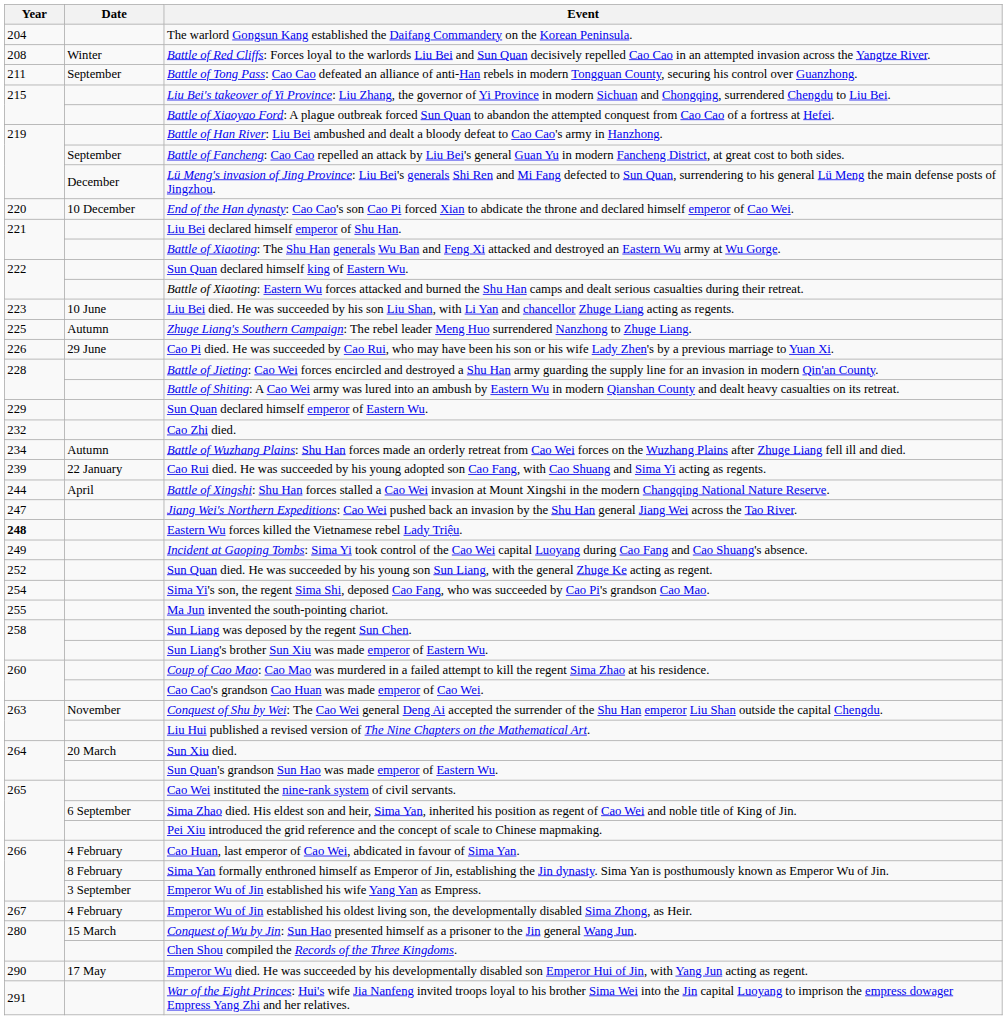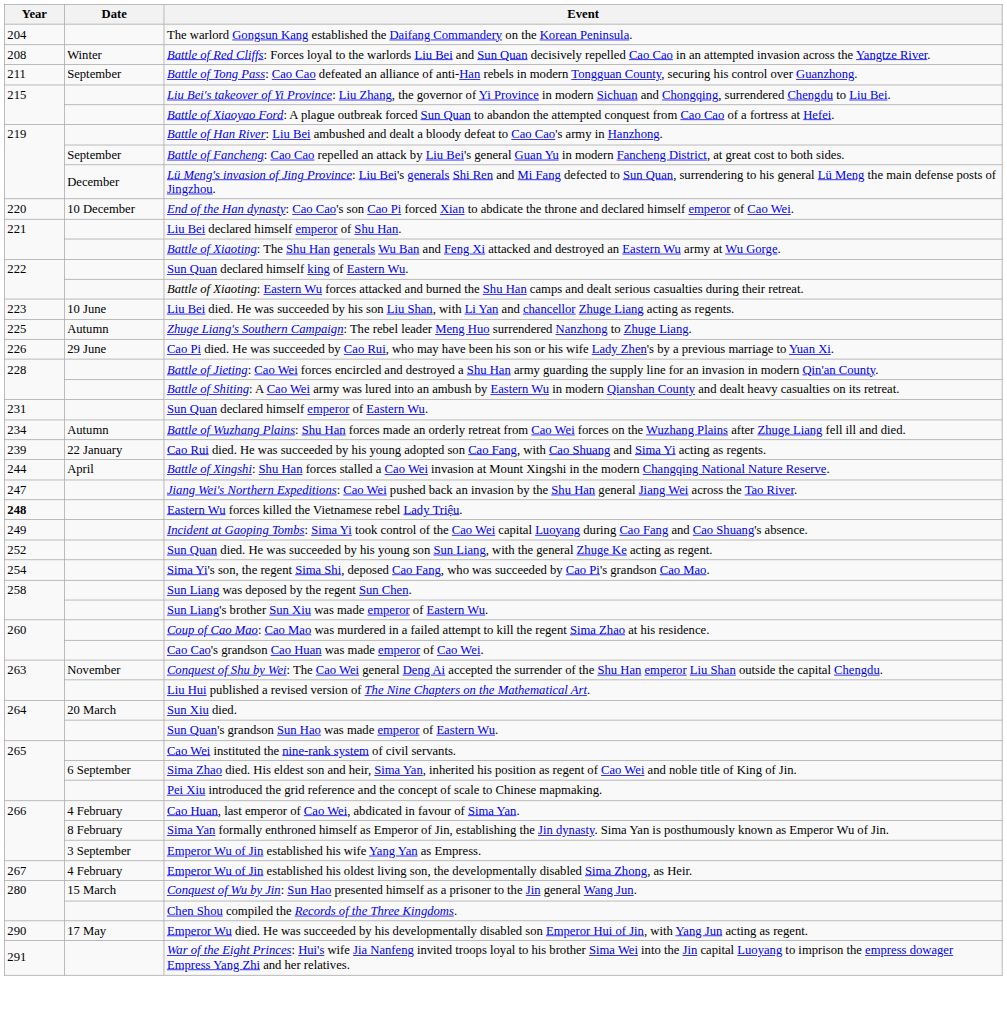(17, 409) 229 -> (17, 409) 231
- row: (202, 429)
- row: (278, 610)
